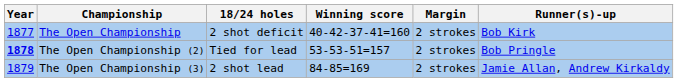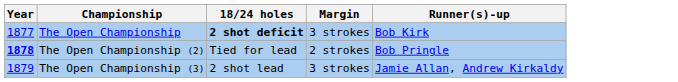- column: (360, 14)
(257, 32) normal -> (257, 32) bold
(446, 32) 2 strokes -> (339, 32) 3 strokes
(446, 68) 2 strokes -> (339, 68) 3 strokes
